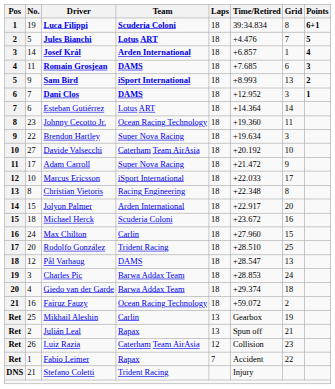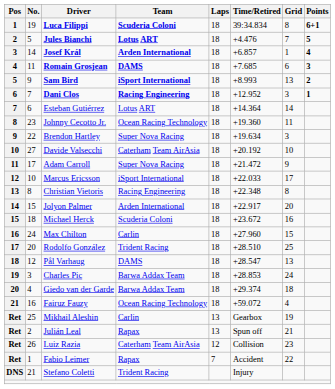(130, 94) DAMS -> (154, 94) Racing Engineering
(287, 303) 2 -> (287, 303) 4
